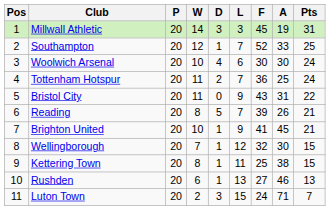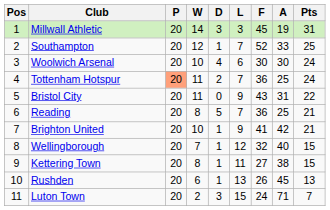(176, 79) no background -> (176, 79) lightsalmon background
(262, 113) 39 -> (262, 113) 36
(283, 113) 26 -> (283, 113) 25
(283, 130) 45 -> (283, 130) 42
(283, 146) 30 -> (283, 146) 40
(262, 163) 25 -> (262, 163) 27
(262, 180) 27 -> (262, 180) 26
(283, 180) 46 -> (283, 180) 45
